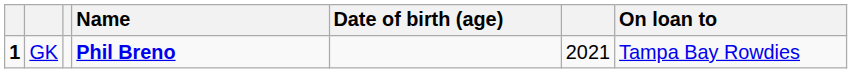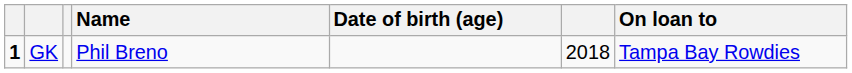(126, 51) bold -> (122, 51) normal
(588, 51) 2021 -> (588, 51) 2018
